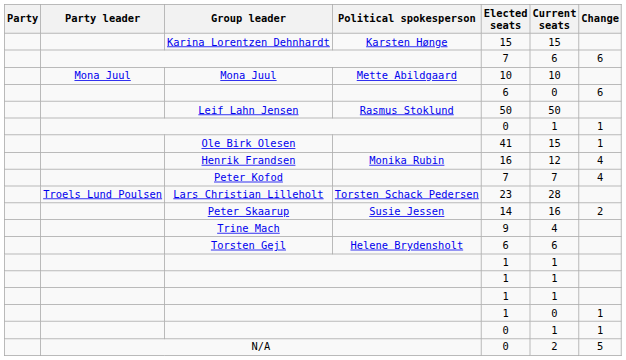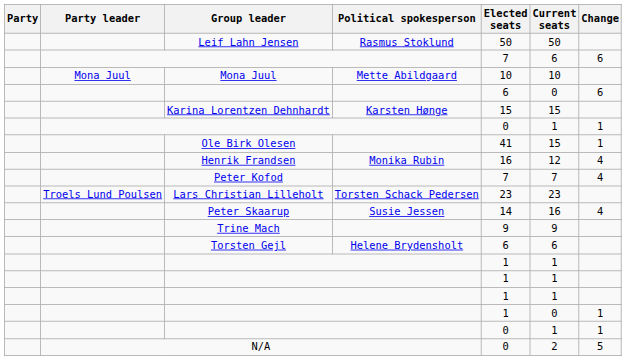rows swapped: (248, 110) <-> (248, 42)
(554, 194) 28 -> (554, 194) 23
(600, 211) 2 -> (600, 211) 4
(554, 228) 4 -> (554, 228) 9
